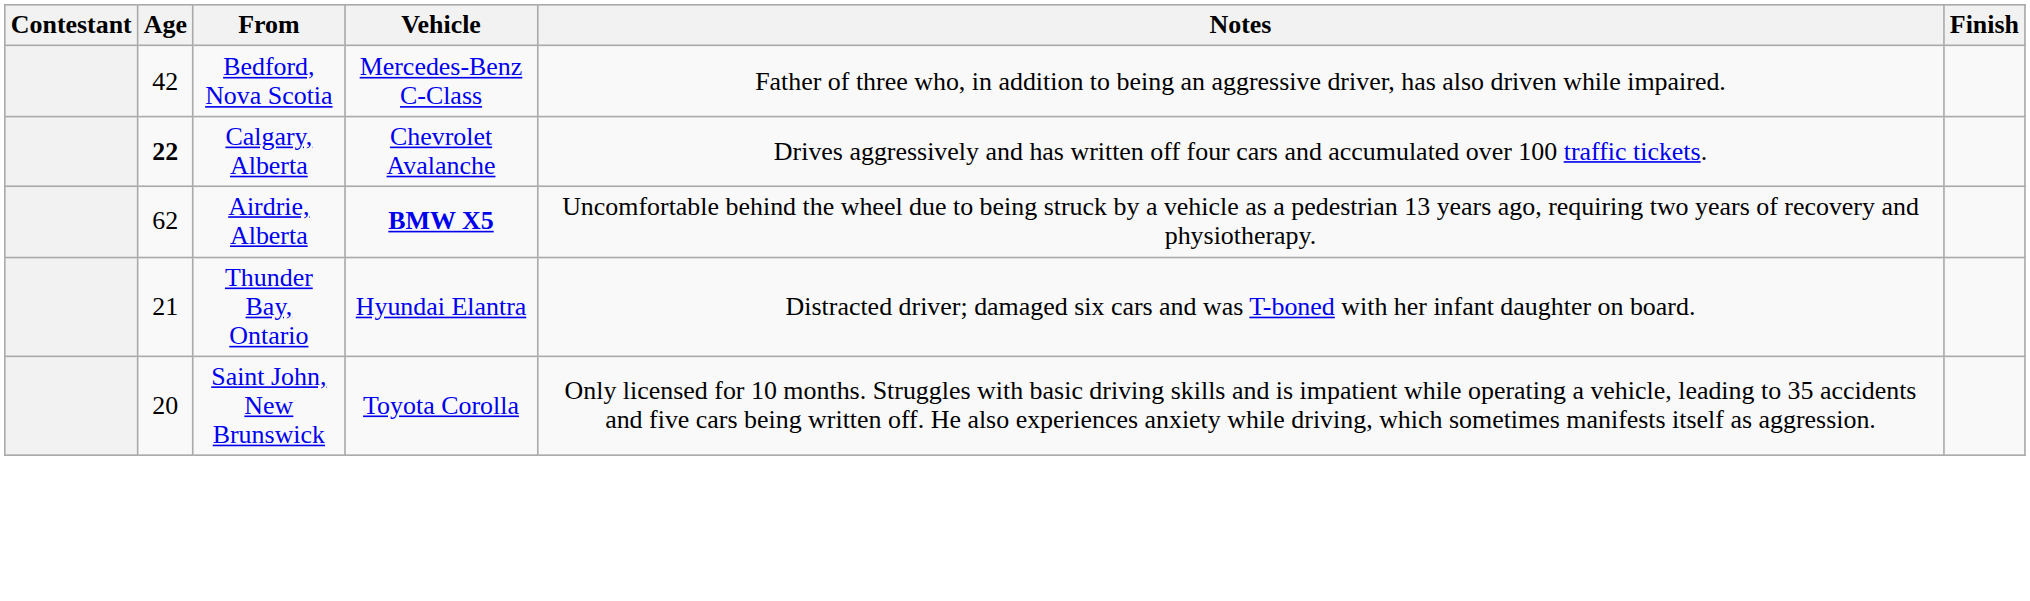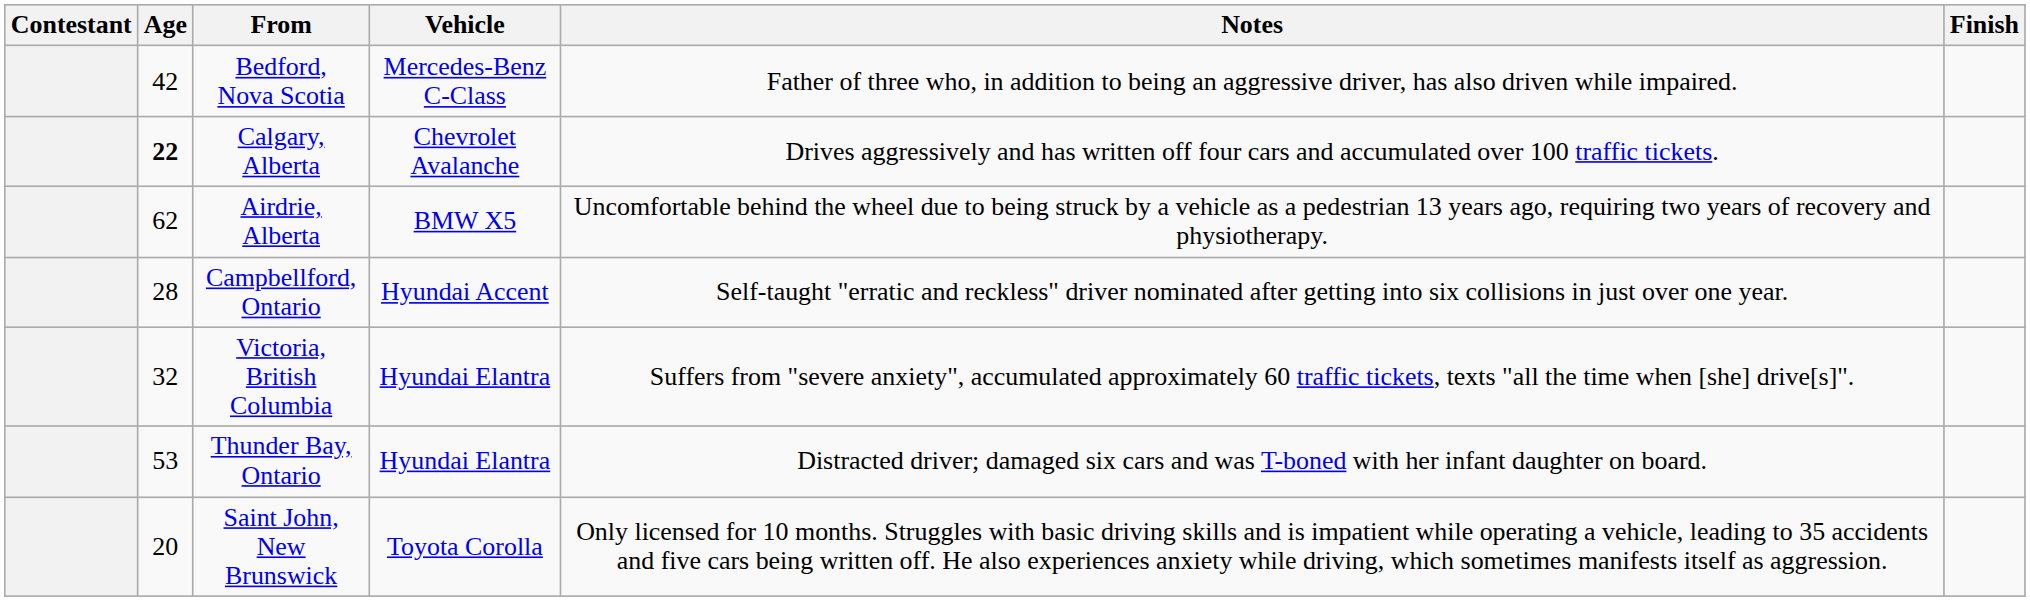(441, 221) bold -> (465, 221) normal
+ row: (281, 291)
+ row: (281, 376)
(165, 306) 21 -> (165, 461) 53
